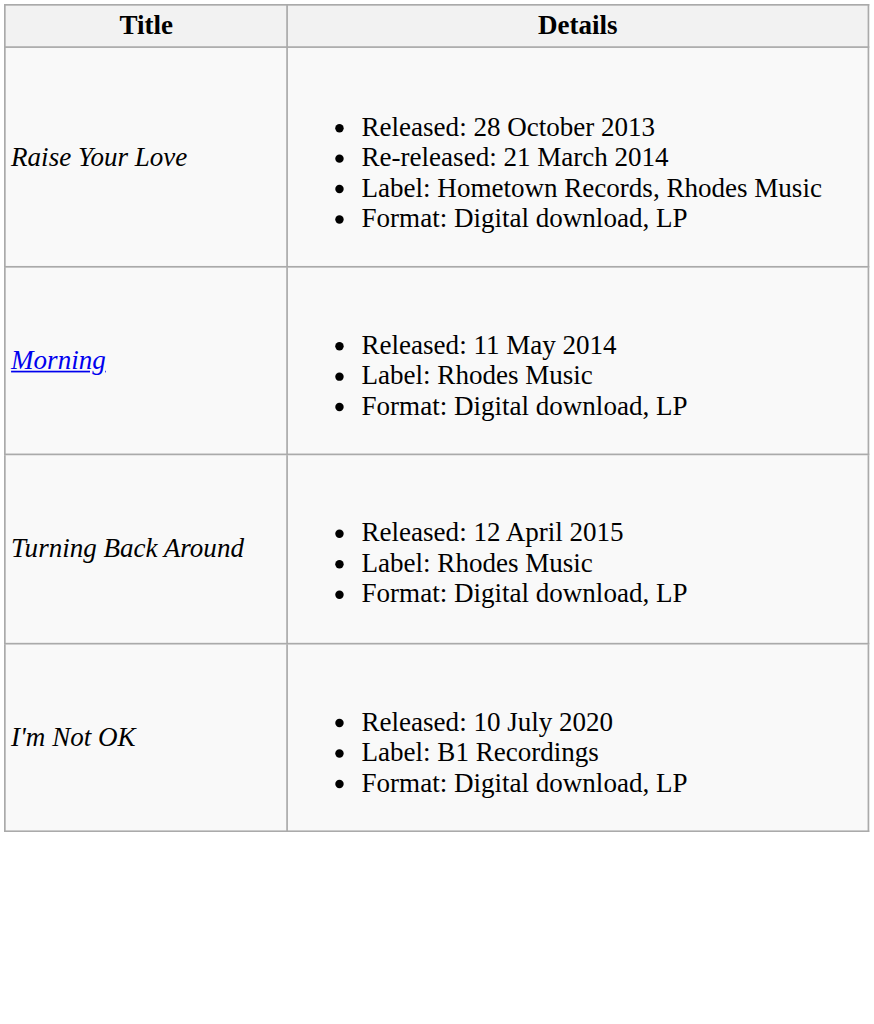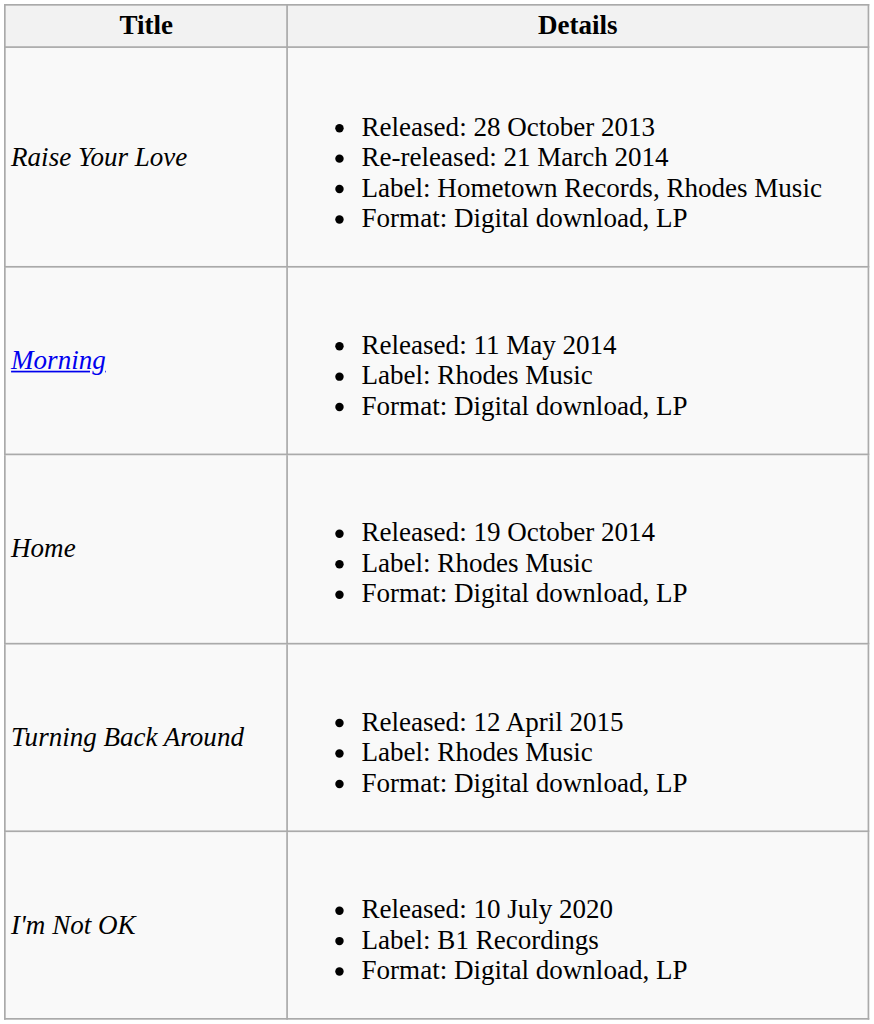+ row: (43, 548)
